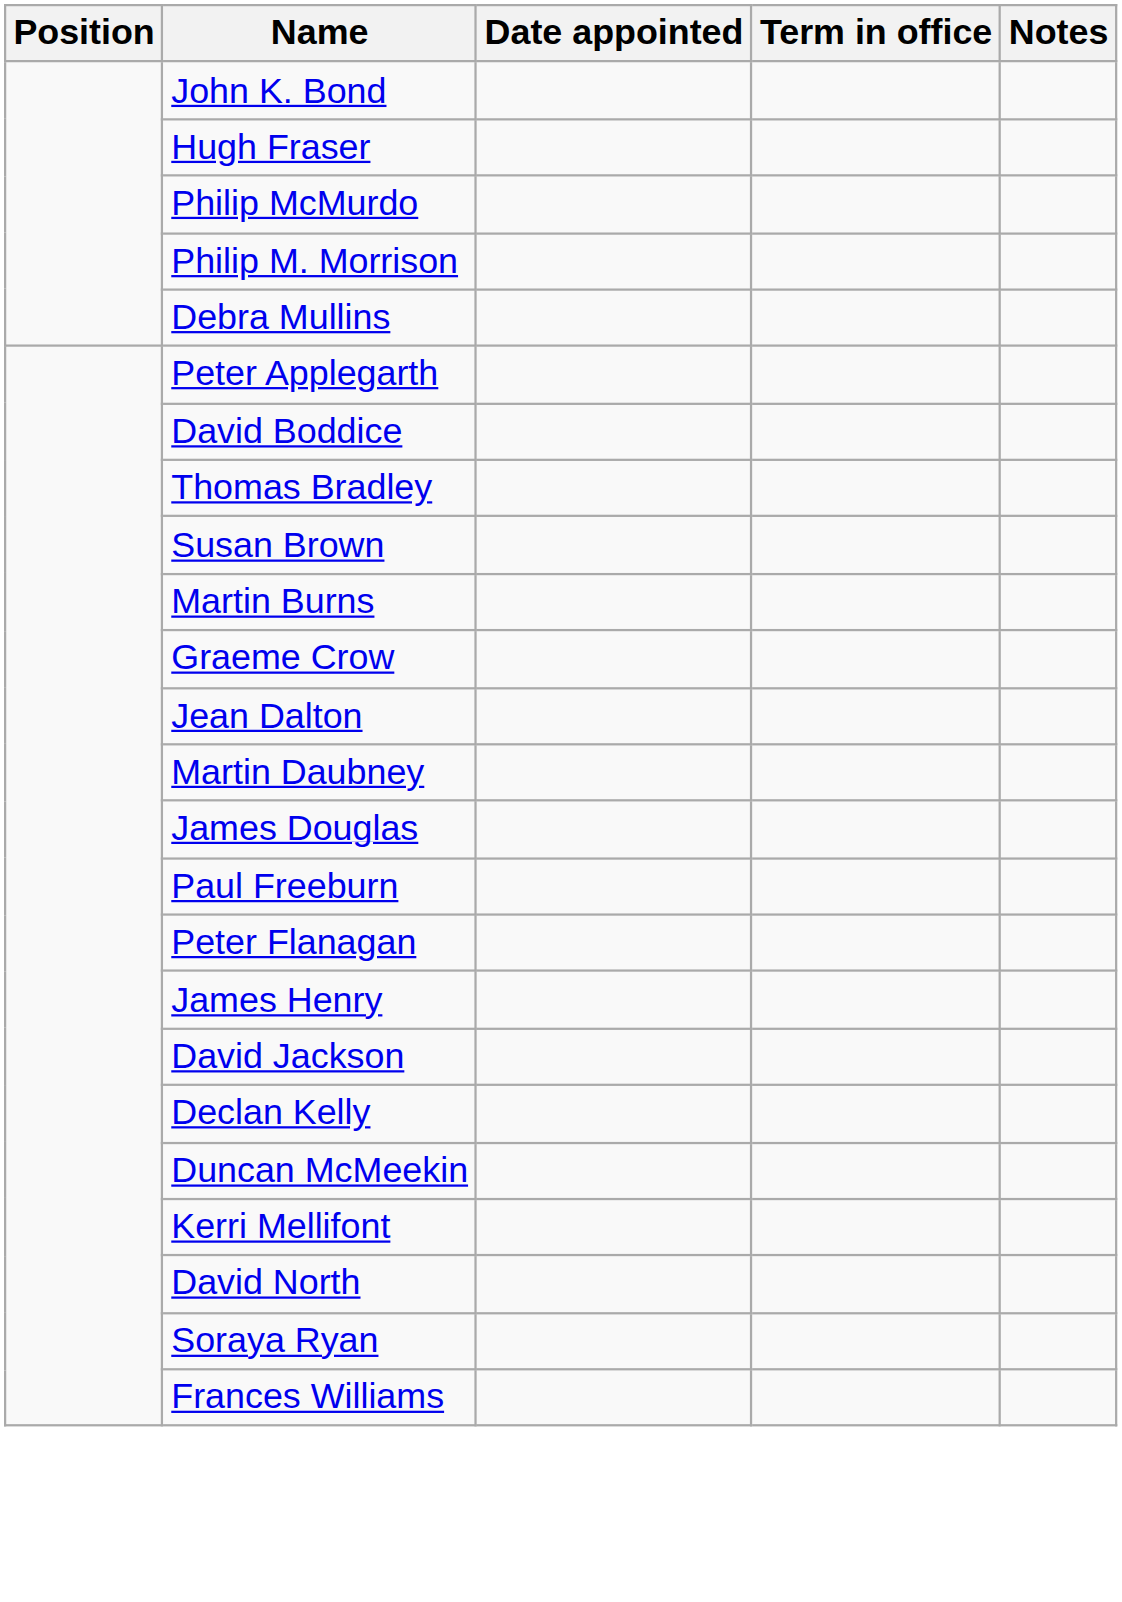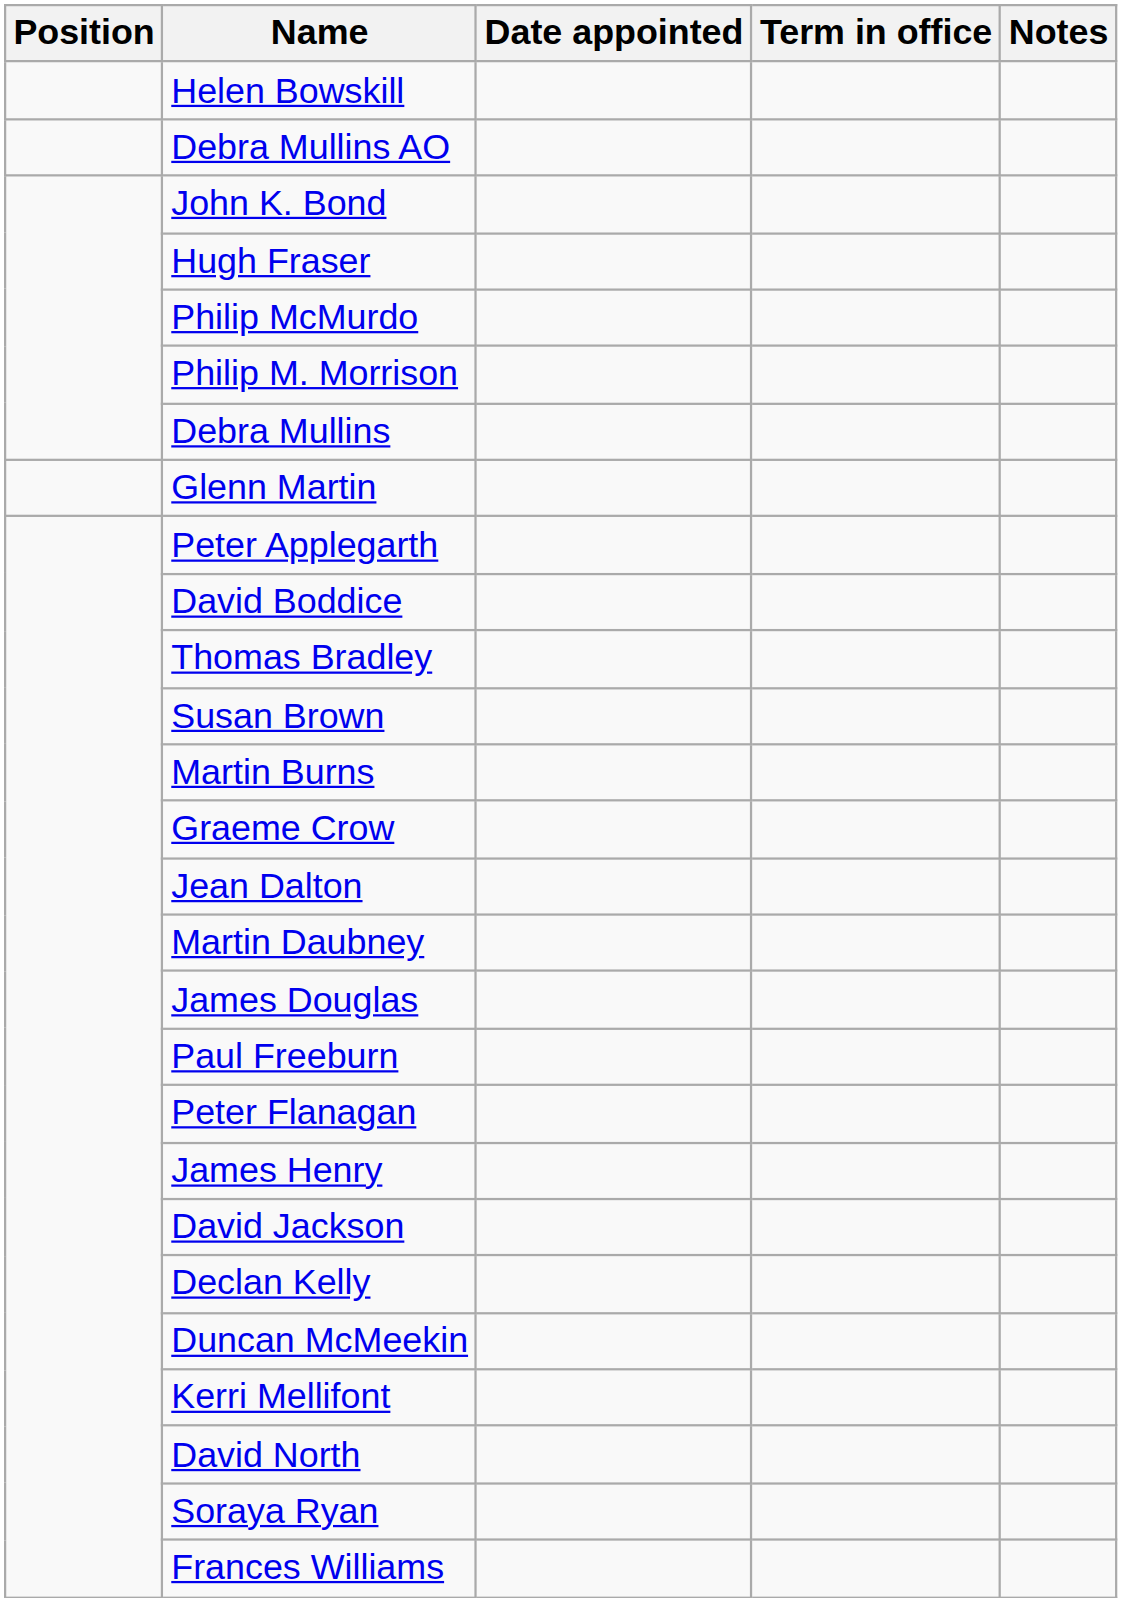+ row: (288, 89)
+ row: (311, 146)
+ row: (274, 487)
